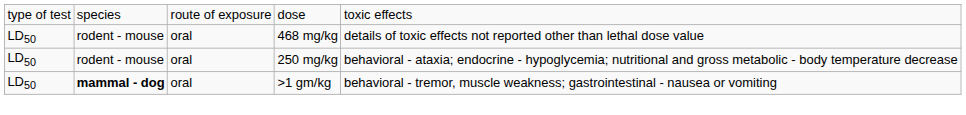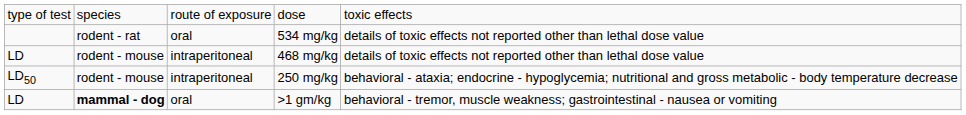+ row: (308, 35)
(22, 37) LD50 -> (16, 55) LD
(181, 36) oral -> (212, 55) intraperitoneal
(181, 59) oral -> (212, 77) intraperitoneal
(22, 83) LD50 -> (16, 99) LD
